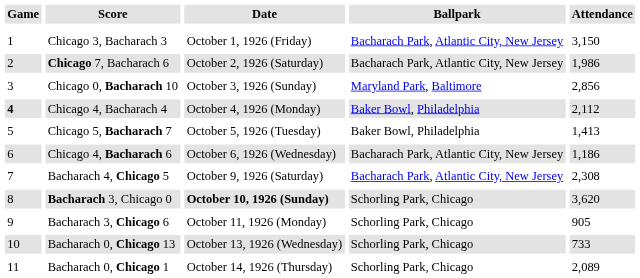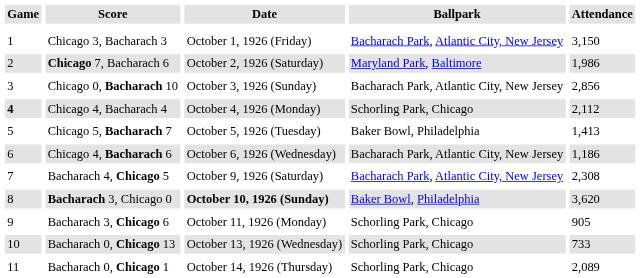(457, 63) Bacharach Park, Atlantic City, New Jersey -> (416, 63) Maryland Park, Baltimore
(416, 86) Maryland Park, Baltimore -> (457, 86) Bacharach Park, Atlantic City, New Jersey
(415, 108) Baker Bowl, Philadelphia -> (412, 108) Schorling Park, Chicago
(412, 199) Schorling Park, Chicago -> (415, 199) Baker Bowl, Philadelphia
